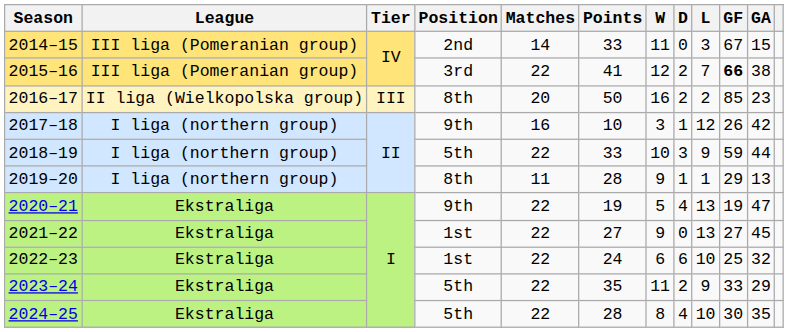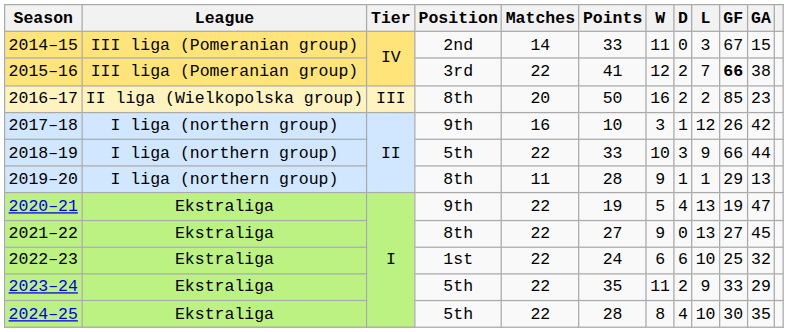(733, 153) 59 -> (733, 153) 66
(458, 233) 1st -> (458, 233) 8th
